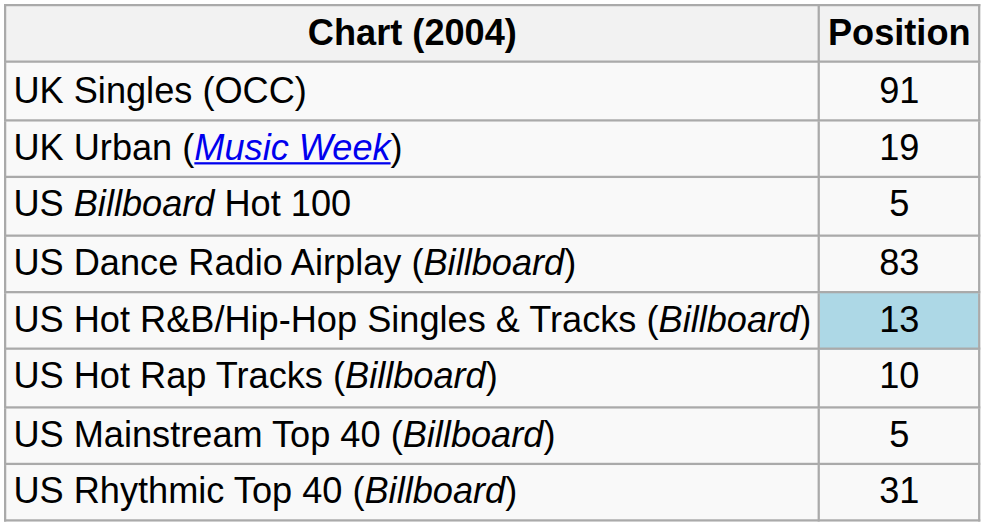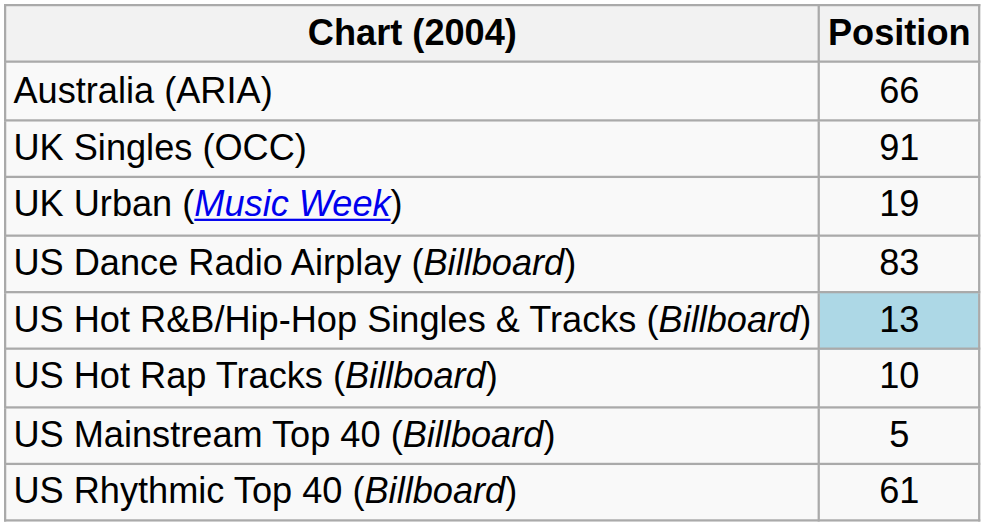+ row: (143, 90)
- row: (182, 205)
(899, 491) 31 -> (899, 491) 61
